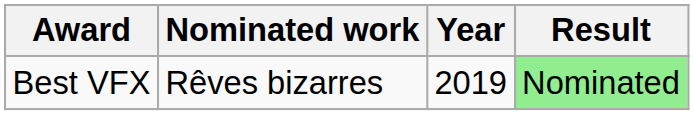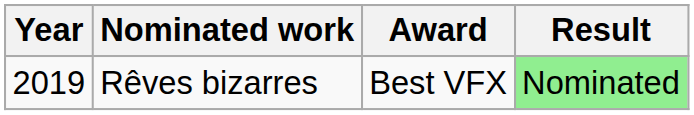columns swapped: (471, 30) <-> (81, 30)
